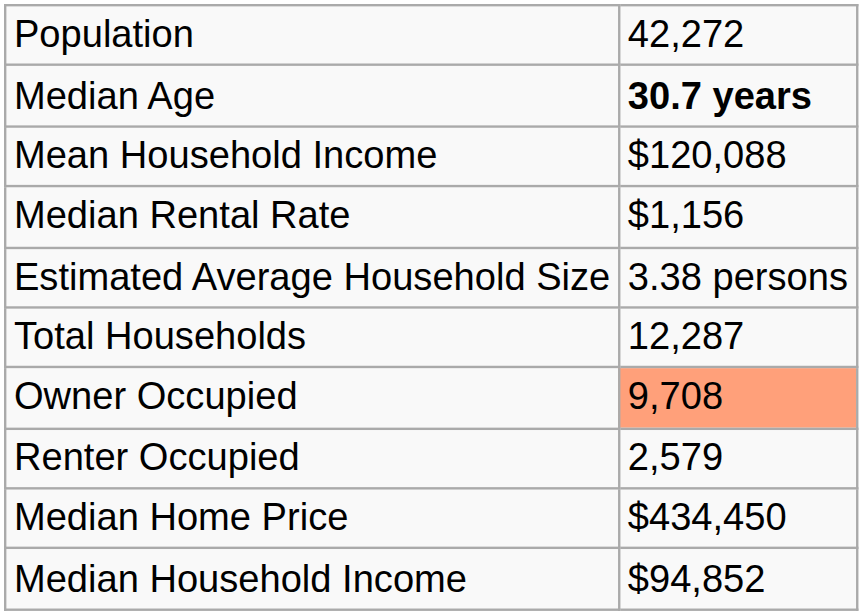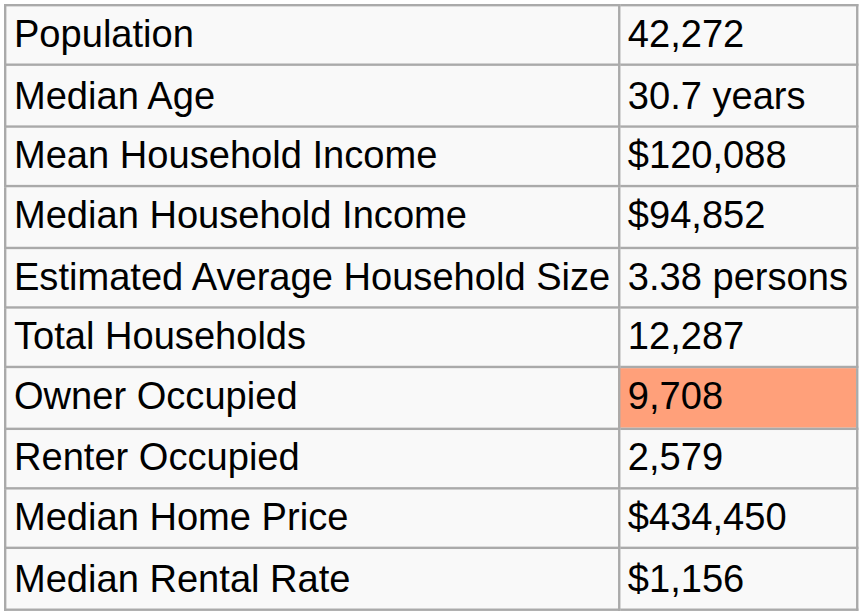(720, 95) bold -> (717, 95) normal
rows swapped: (240, 578) <-> (182, 215)
